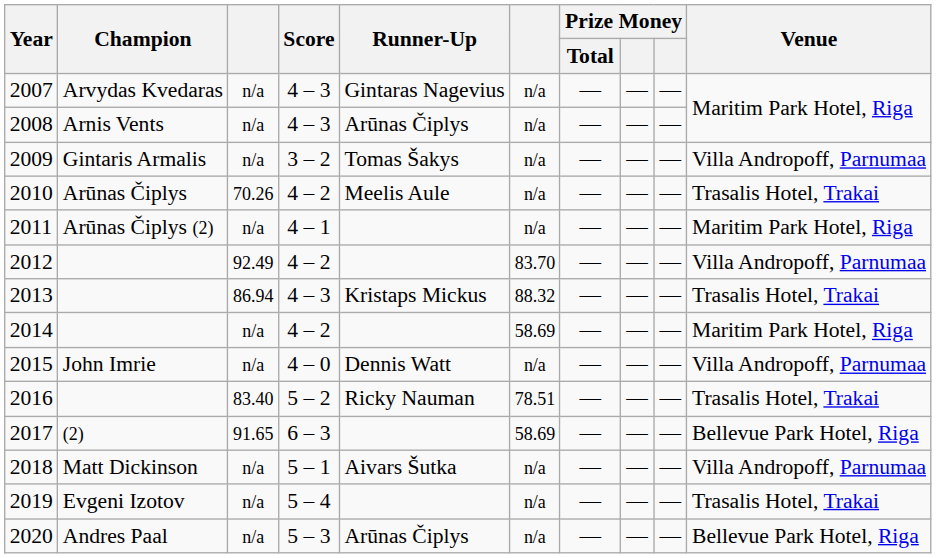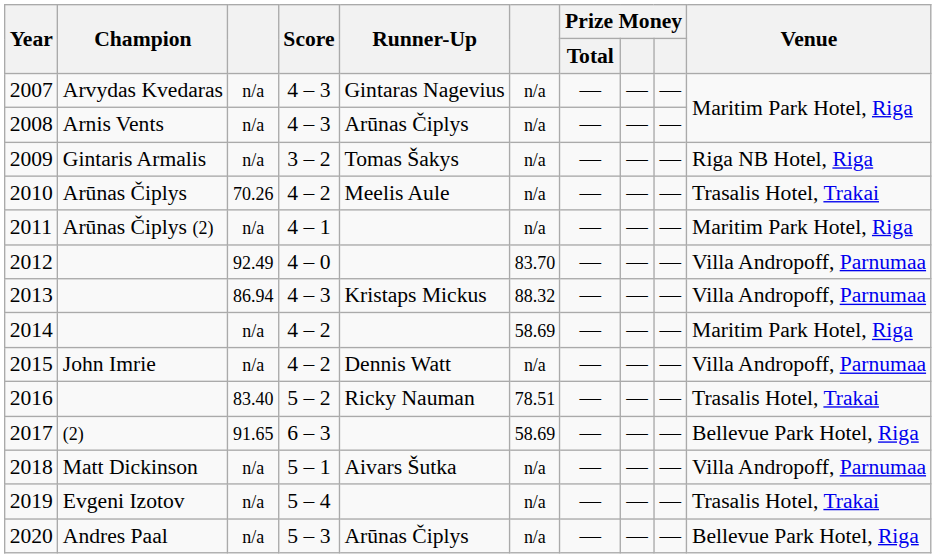(809, 158) Villa Andropoff, Parnumaa -> (783, 158) Riga NB Hotel, Riga
(309, 261) 4 – 2 -> (309, 261) 4 – 0
(786, 295) Trasalis Hotel, Trakai -> (809, 295) Villa Andropoff, Parnumaa
(309, 364) 4 – 0 -> (309, 364) 4 – 2
